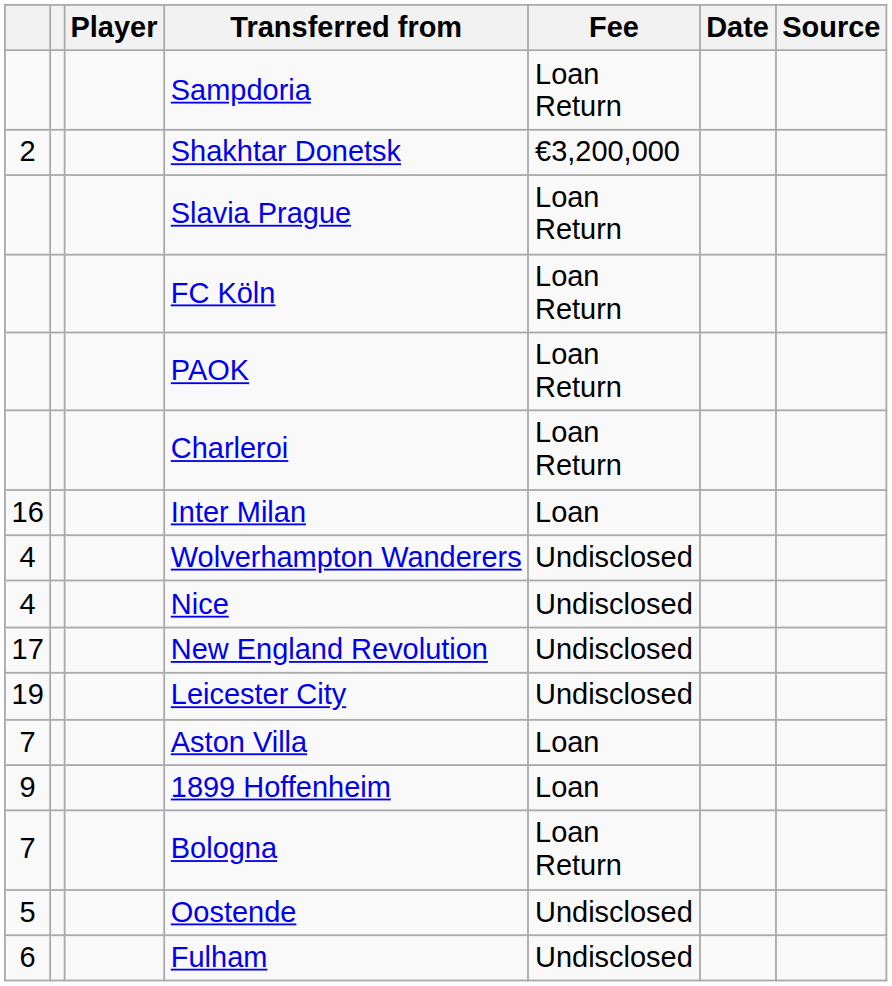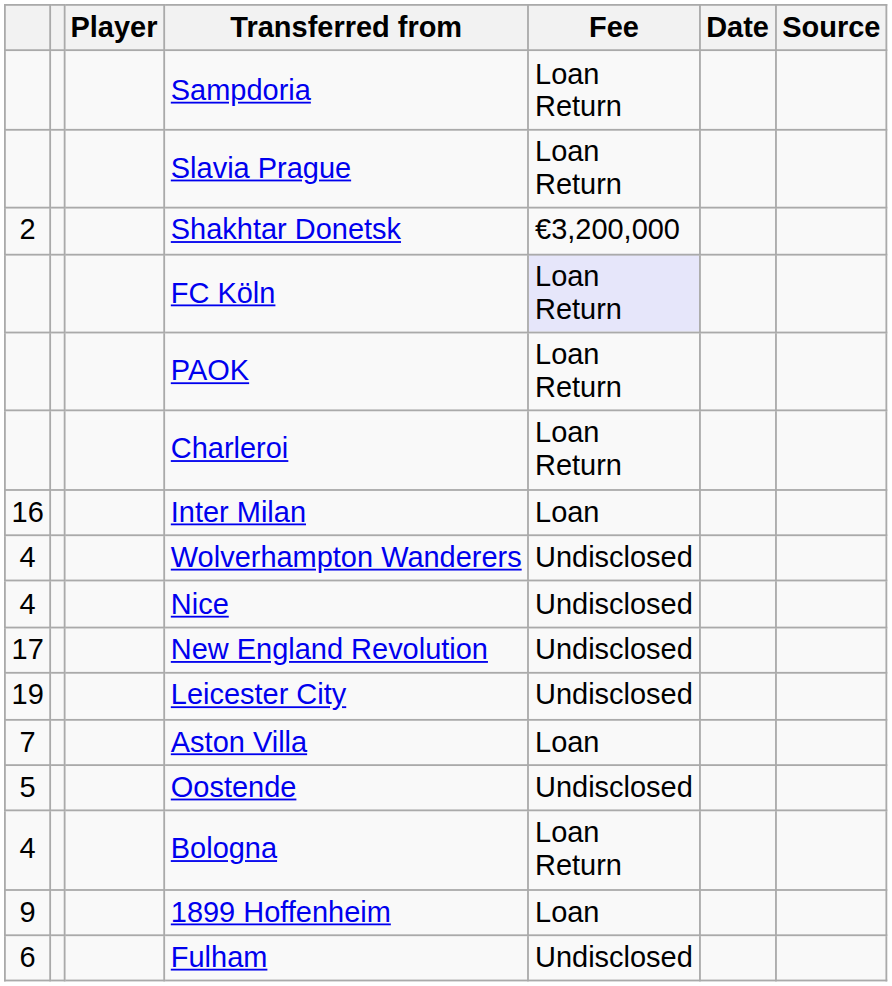rows swapped: (286, 151) <-> (261, 214)
(579, 292) no background -> (579, 292) lavender background
rows swapped: (234, 911) <-> (281, 787)
(28, 849) 7 -> (28, 849) 4
